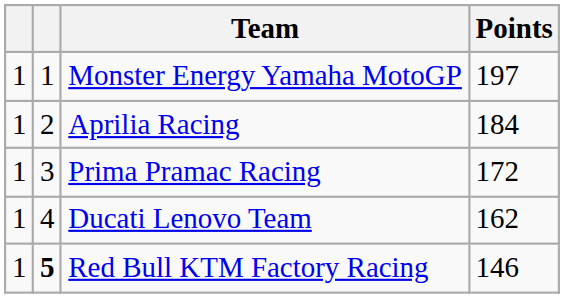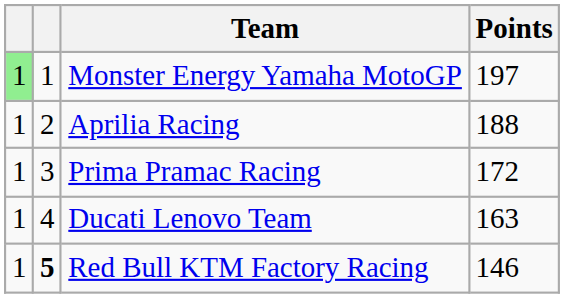(19, 75) no background -> (19, 75) lightgreen background
(497, 123) 184 -> (497, 123) 188
(497, 219) 162 -> (497, 219) 163
